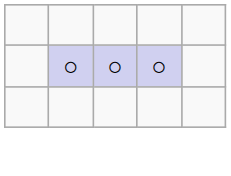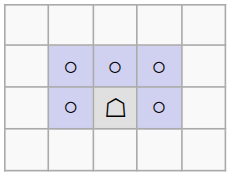+ row: (71, 107)
